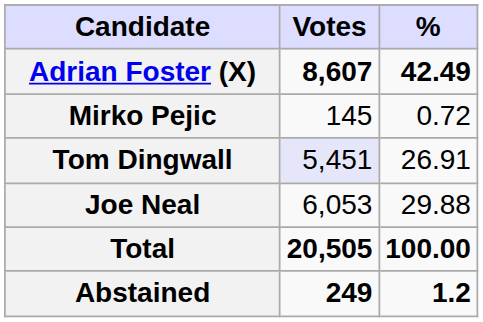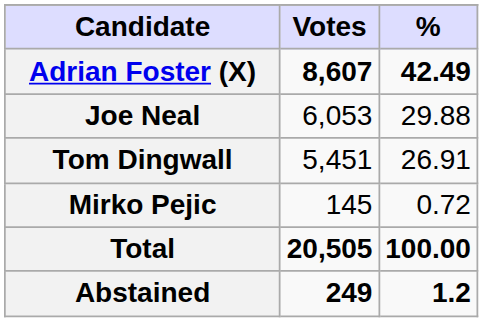rows swapped: (143, 204) <-> (143, 115)
(337, 159) lavender background -> (337, 159) no background
